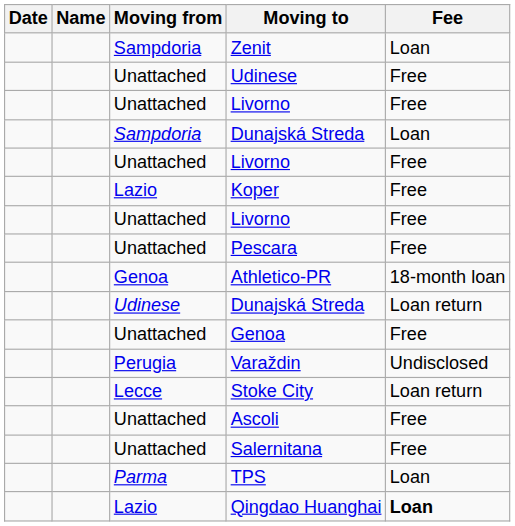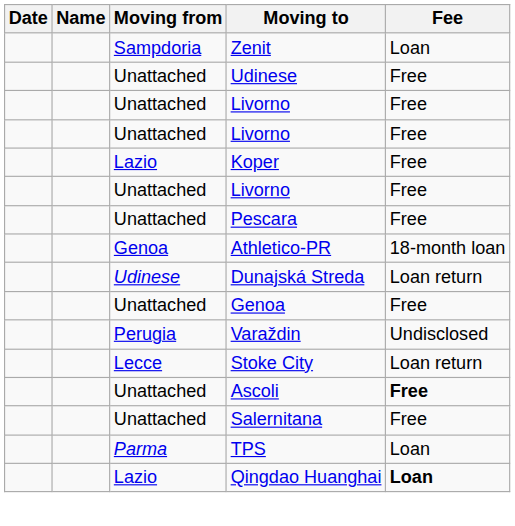- row: (158, 133)
(408, 420) normal -> (409, 391) bold
